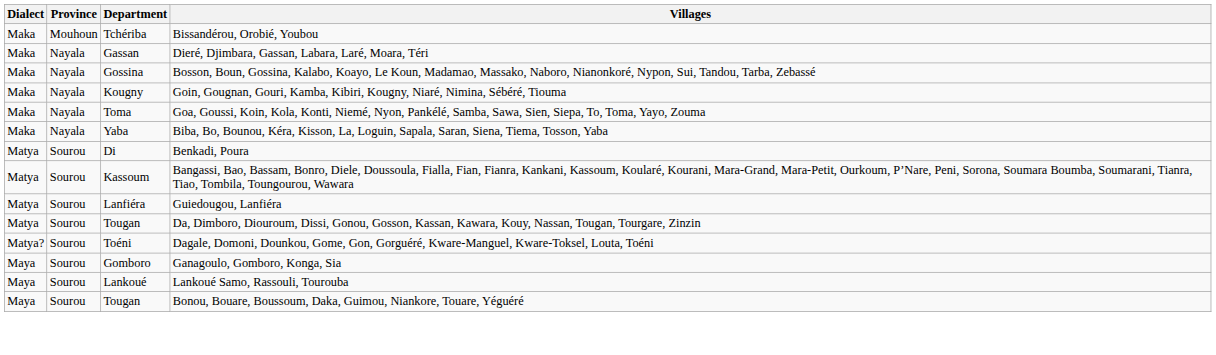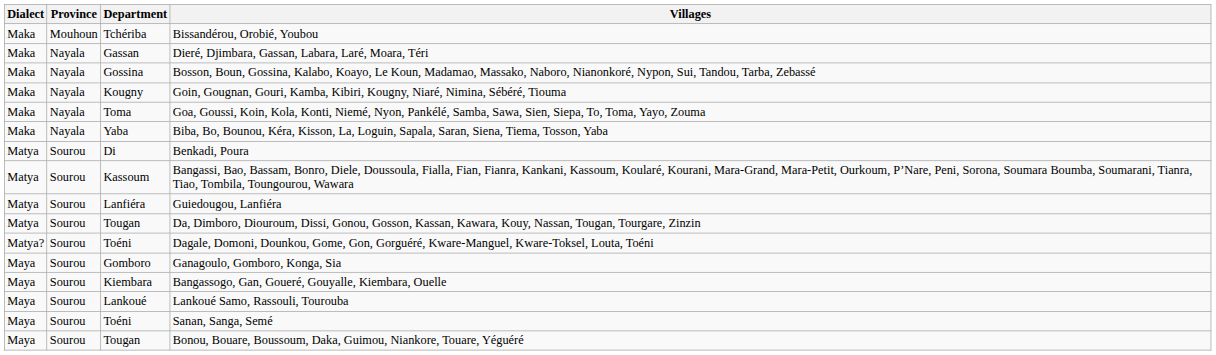+ row: (310, 282)
+ row: (223, 321)
